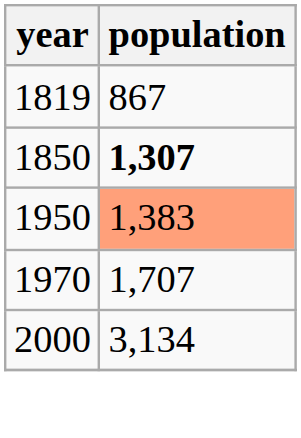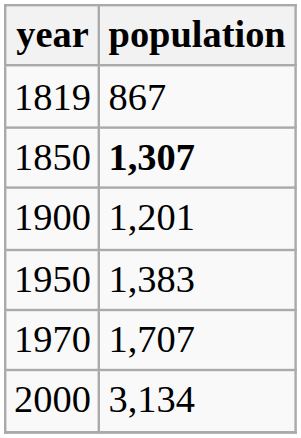+ row: (52, 217)
(152, 217) lightsalmon background -> (152, 278) no background
